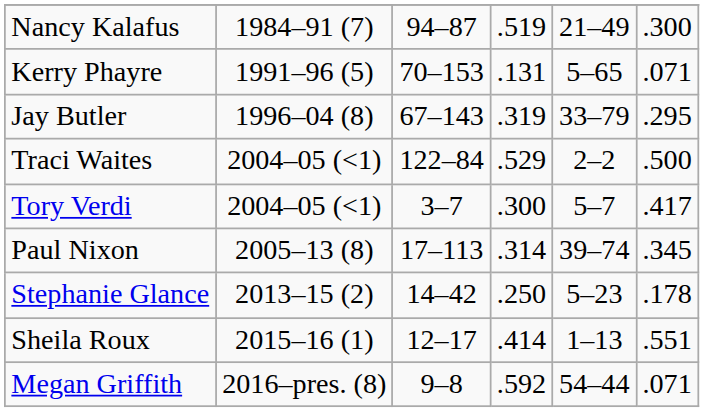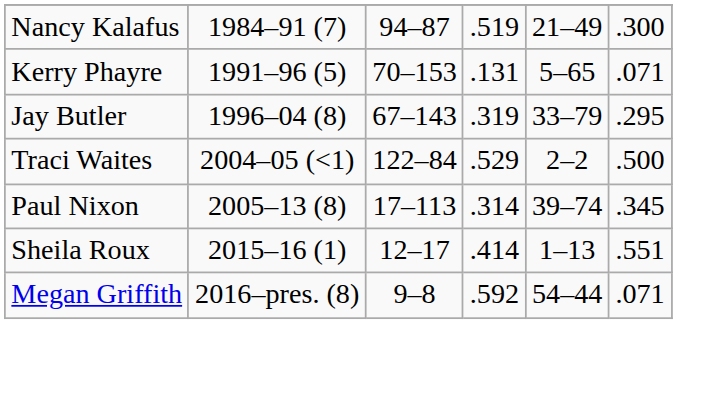- row: (72, 205)
- row: (110, 294)
